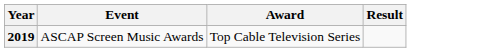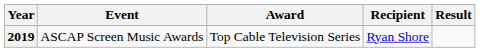+ column: (398, 15)
